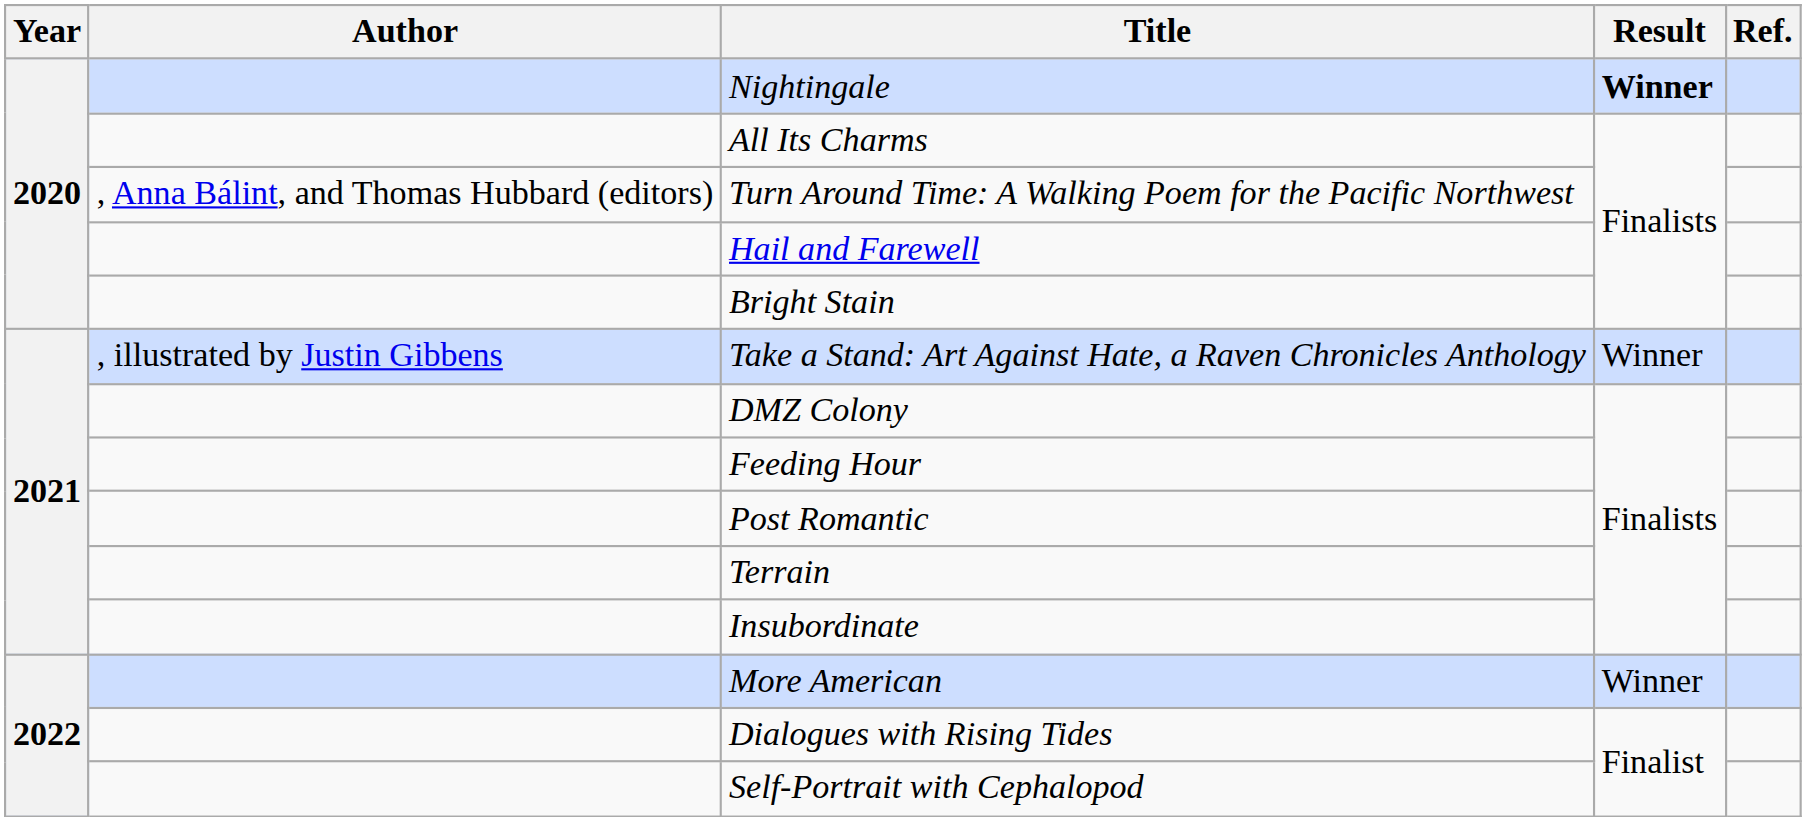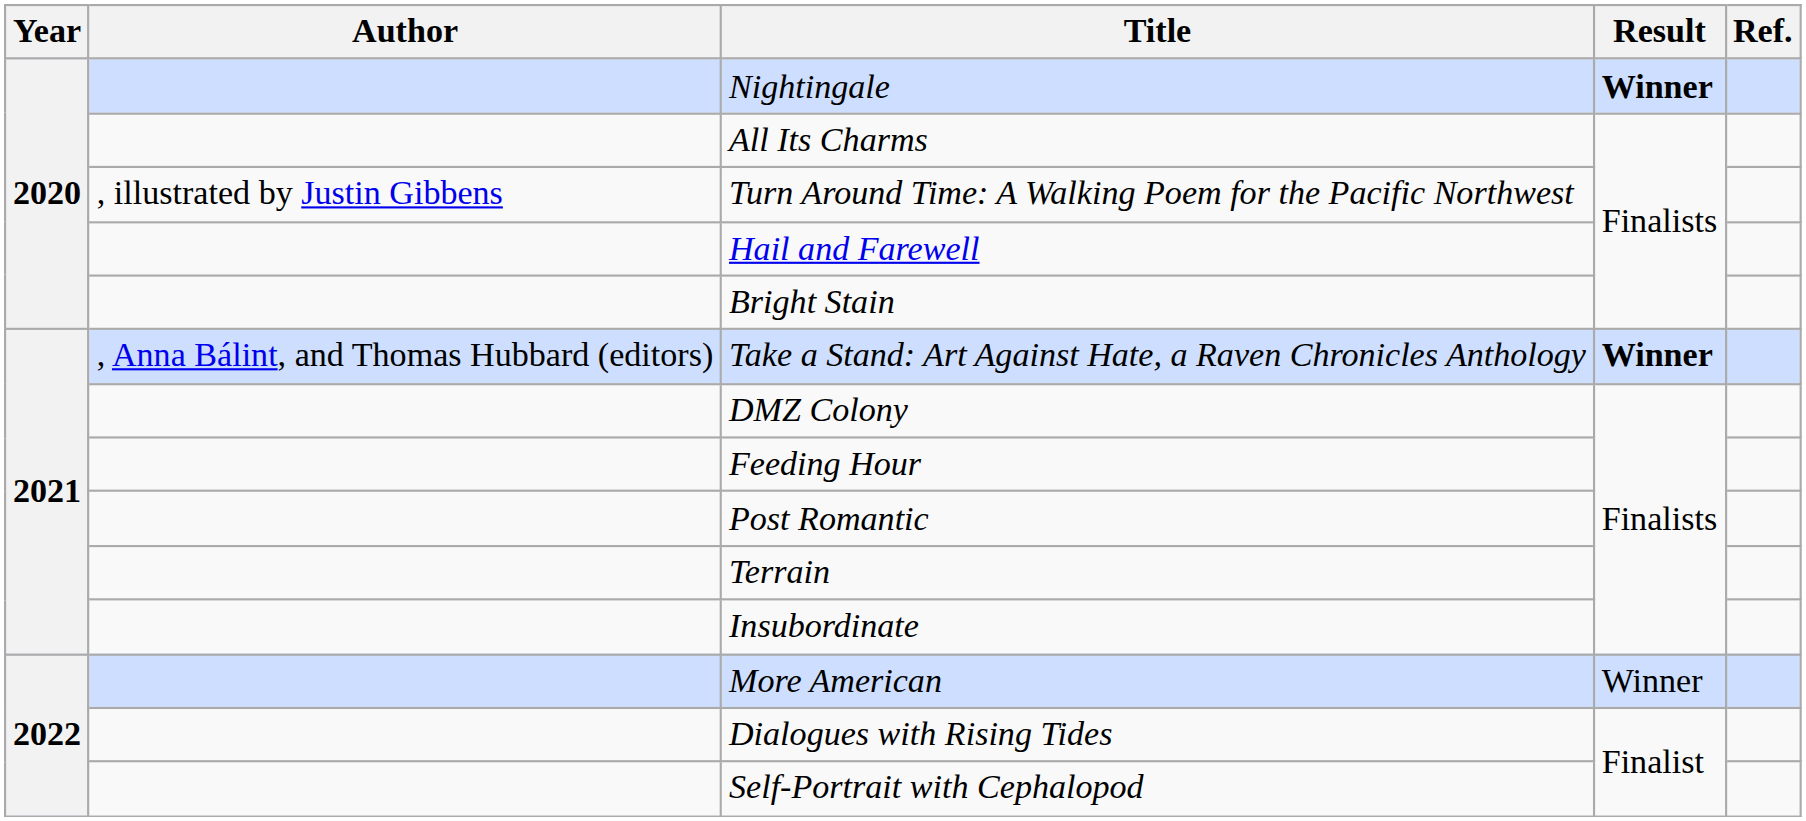(405, 193) , Anna Bálint, and Thomas Hubbard (editors) -> (300, 193) , illustrated by Justin Gibbens
(300, 355) , illustrated by Justin Gibbens -> (405, 355) , Anna Bálint, and Thomas Hubbard (editors)
(1652, 355) normal -> (1657, 355) bold
